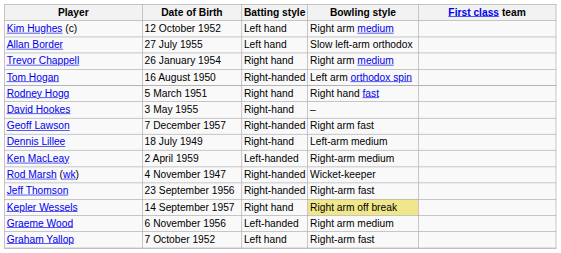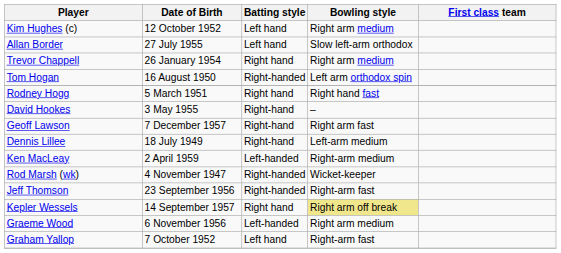(275, 126) Right-handed -> (269, 126) Right-hand
